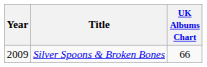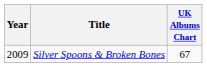(185, 54) 66 -> (185, 54) 67
